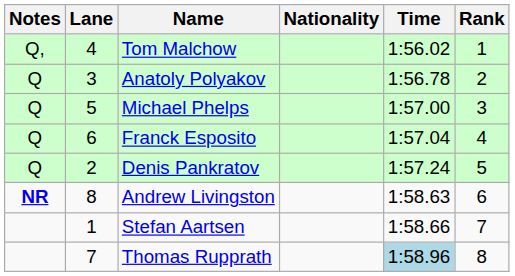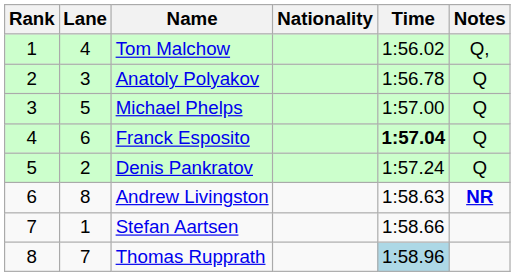columns swapped: (482, 19) <-> (35, 19)
(419, 138) normal -> (413, 138) bold
